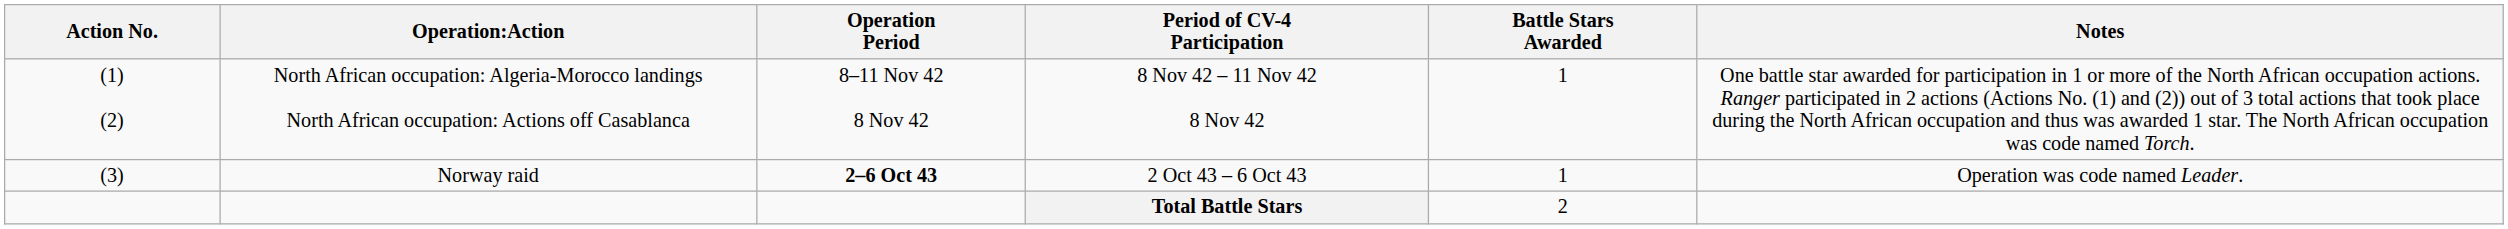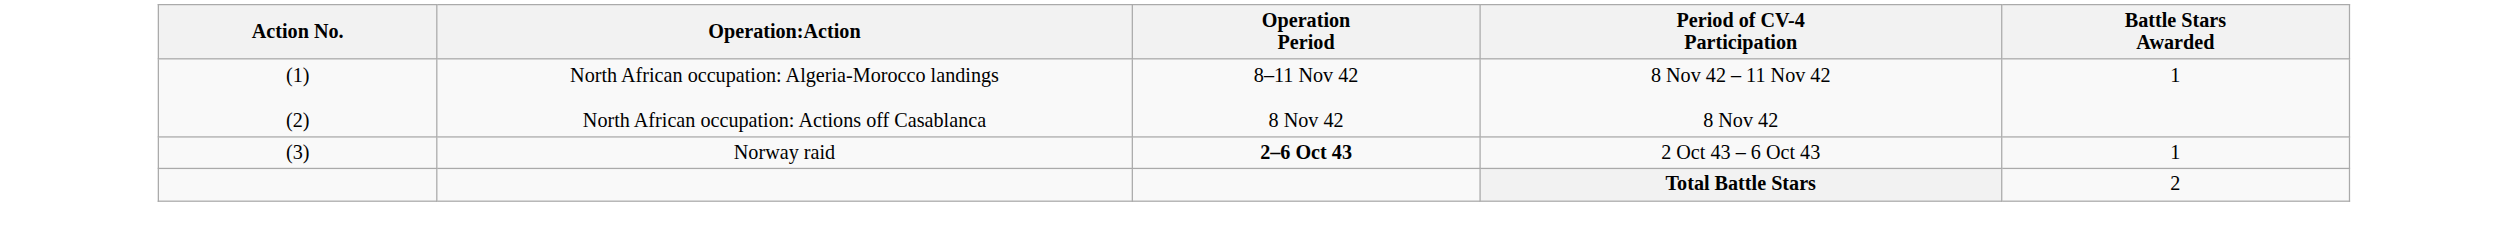- column: (2100, 31)
